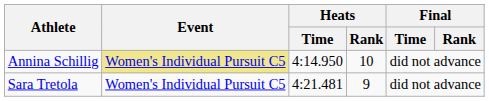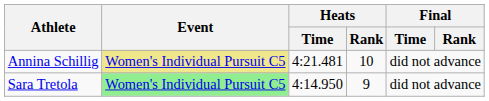(317, 61) 4:14.950 -> (317, 61) 4:21.481
(195, 84) no background -> (195, 84) lightgreen background
(317, 84) 4:21.481 -> (317, 84) 4:14.950
